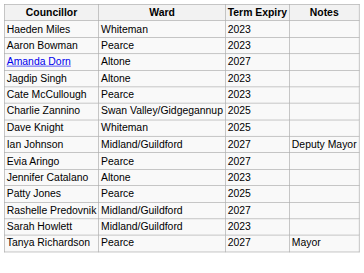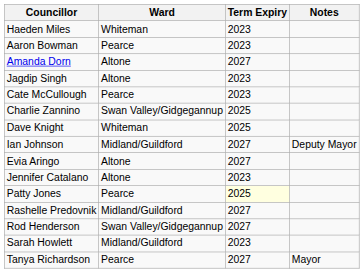(118, 161) Pearce -> (116, 161) Altone
(239, 194) no background -> (239, 194) lightyellow background
+ row: (43, 227)
